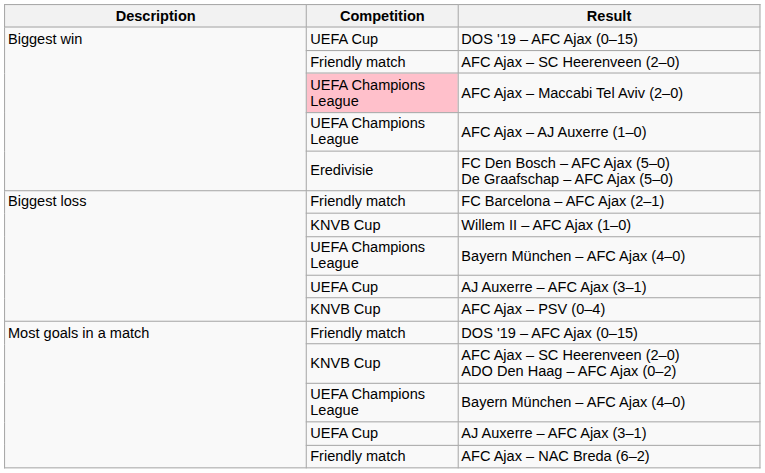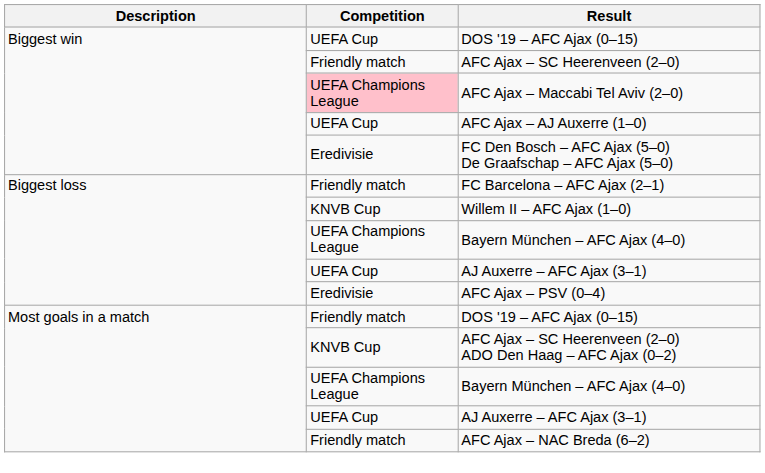(368, 131) UEFA Champions League -> (344, 123) UEFA Cup
(345, 309) KNVB Cup -> (342, 293) Eredivisie
